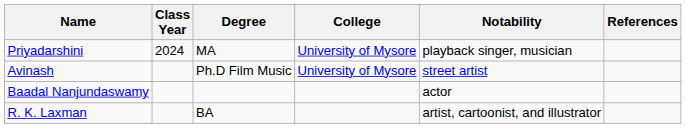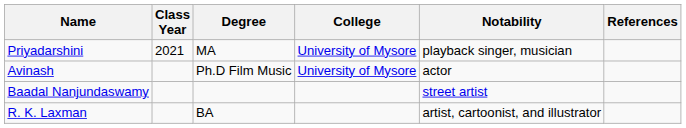(170, 50) 2024 -> (170, 50) 2021
(455, 71) street artist -> (437, 71) actor
(437, 92) actor -> (455, 92) street artist
